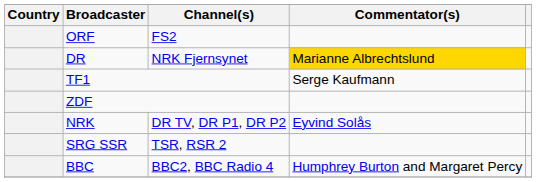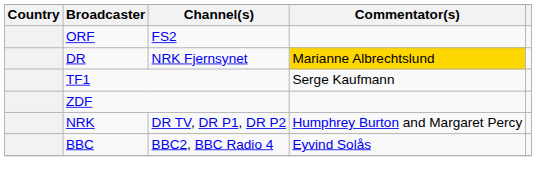(332, 123) Eyvind Solås -> (407, 123) Humphrey Burton and Margaret Percy
- row: (97, 144)
(407, 166) Humphrey Burton and Margaret Percy -> (332, 144) Eyvind Solås
